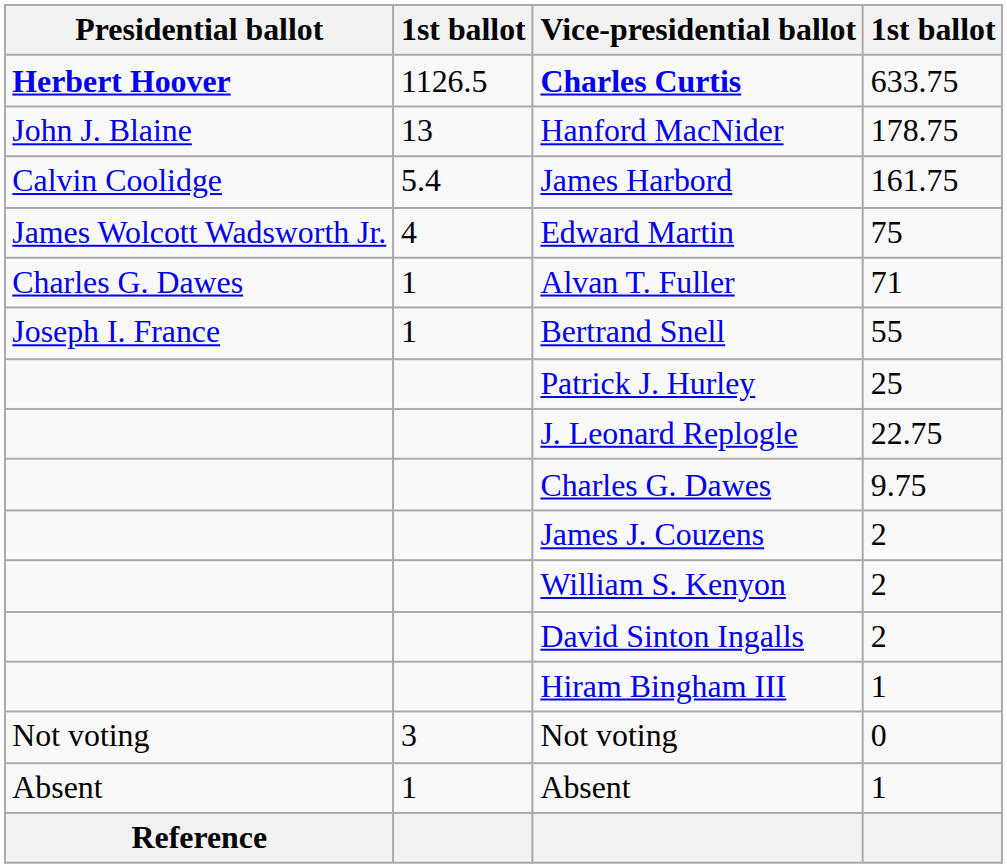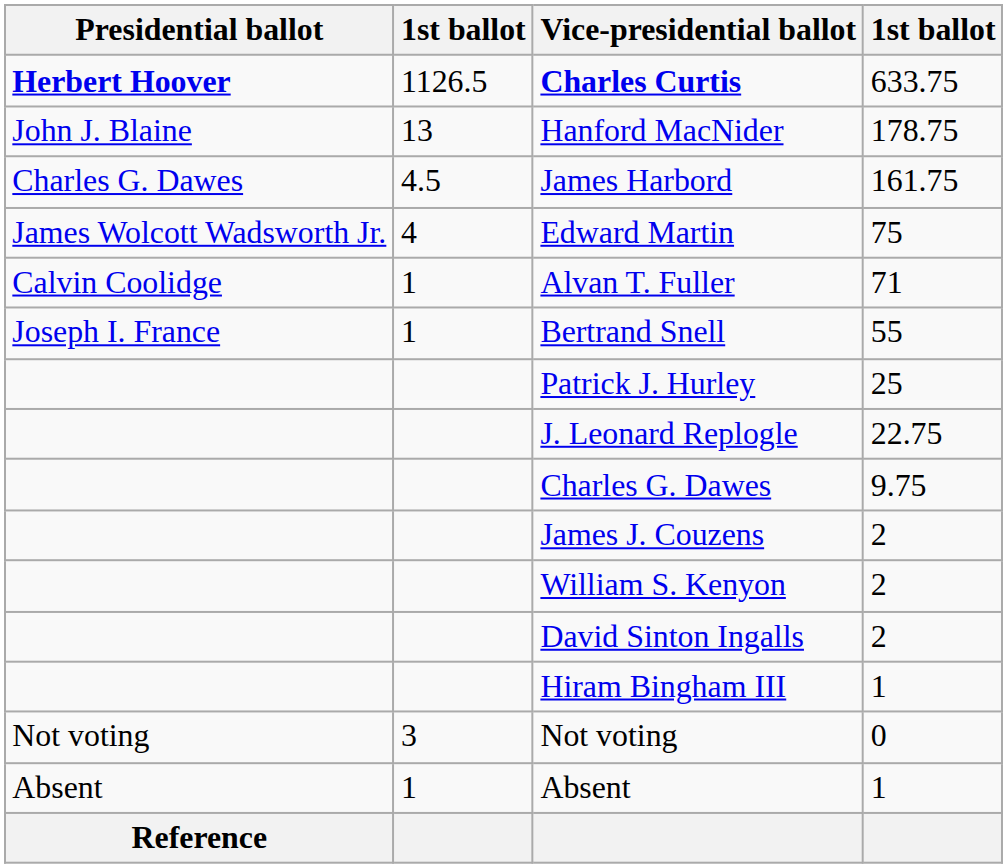(117, 181) Calvin Coolidge -> (128, 181) Charles G. Dawes
(421, 181) 5.4 -> (421, 181) 4.5
(128, 282) Charles G. Dawes -> (117, 282) Calvin Coolidge
